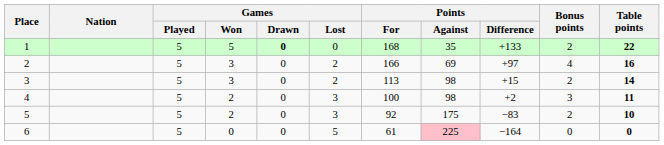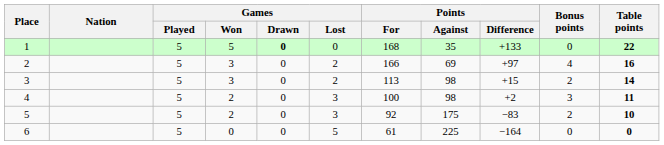(570, 47) 2 -> (570, 47) 0
(451, 132) pink background -> (451, 132) no background
